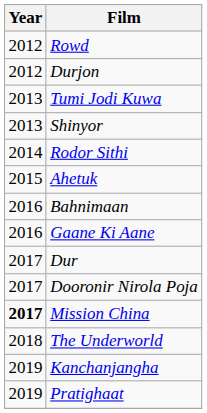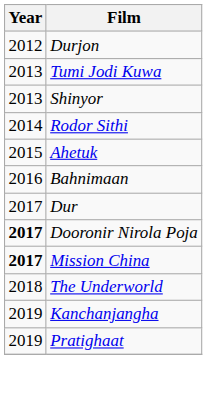- row: (69, 44)
- row: (102, 233)
(25, 286) normal -> (25, 233) bold
